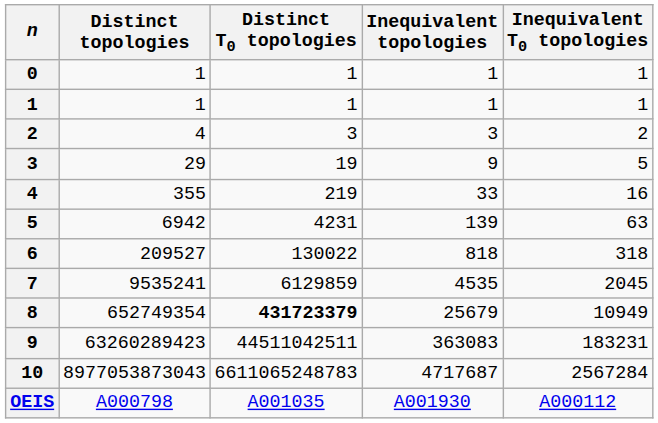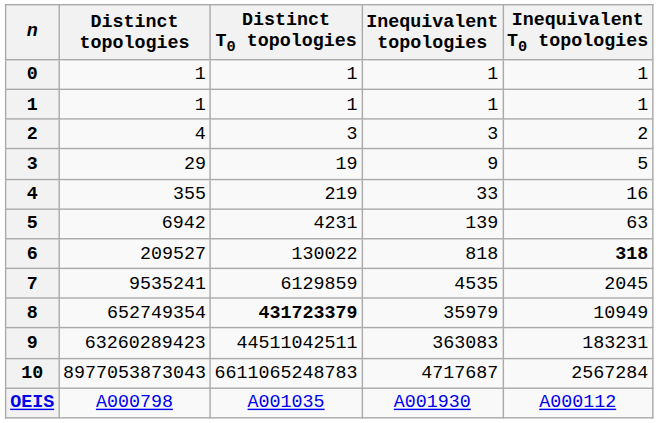(632, 254) normal -> (632, 254) bold
(471, 313) 25679 -> (471, 313) 35979
